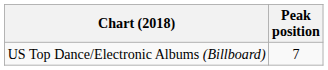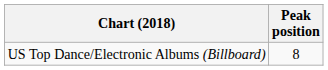(296, 53) 7 -> (296, 53) 8
